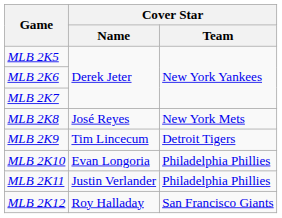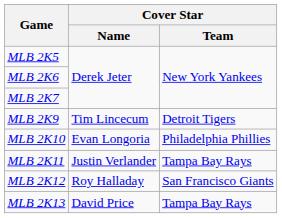- row: (33, 118)
(216, 181) Philadelphia Phillies -> (207, 160) Tampa Bay Rays
+ row: (36, 202)
